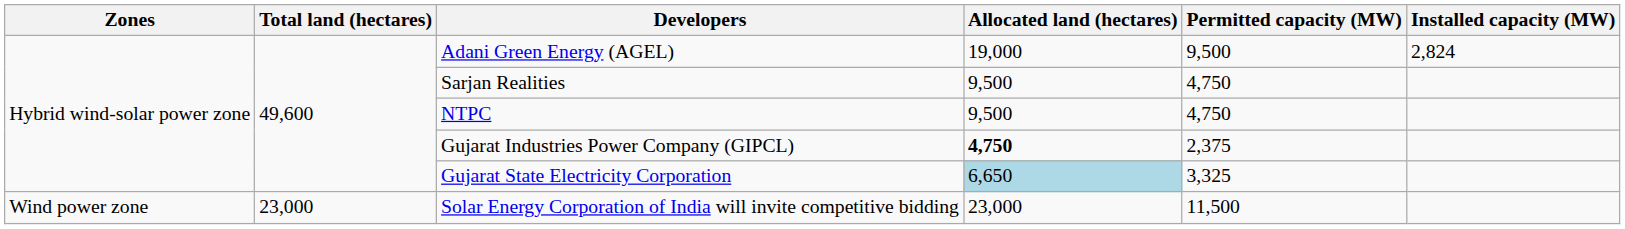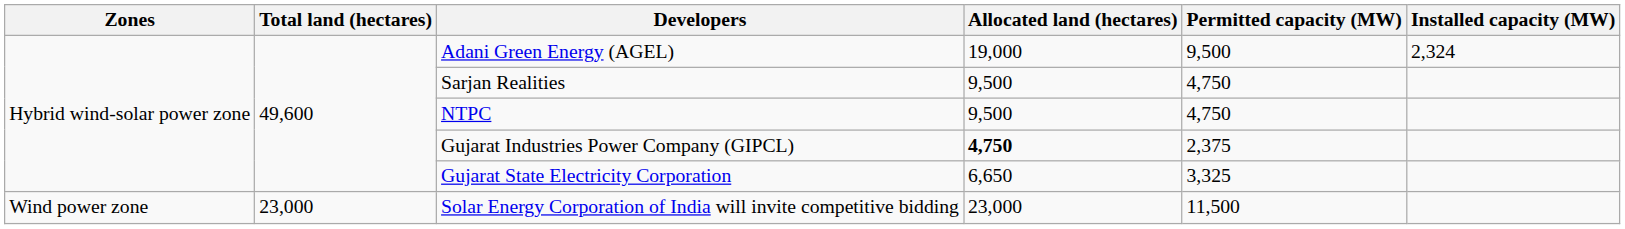(1433, 51) 2,824 -> (1433, 51) 2,324
(990, 176) lightblue background -> (990, 176) no background
